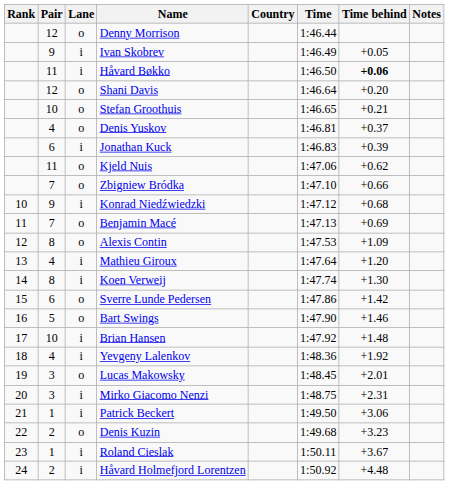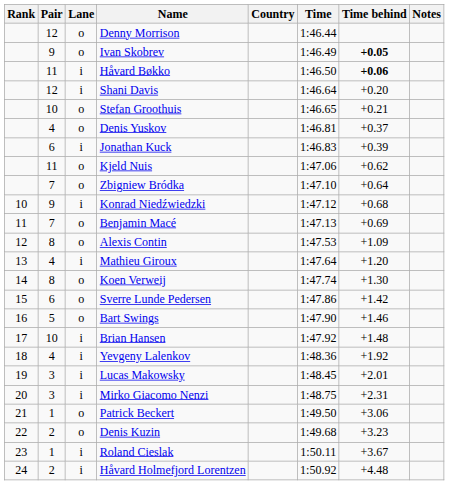(81, 52) i -> (81, 52) o
(374, 52) normal -> (374, 52) bold
(81, 90) o -> (81, 90) i
(374, 185) +0.66 -> (374, 185) +0.64
(81, 280) i -> (81, 280) o
(81, 375) o -> (81, 375) i
(81, 413) i -> (81, 413) o
